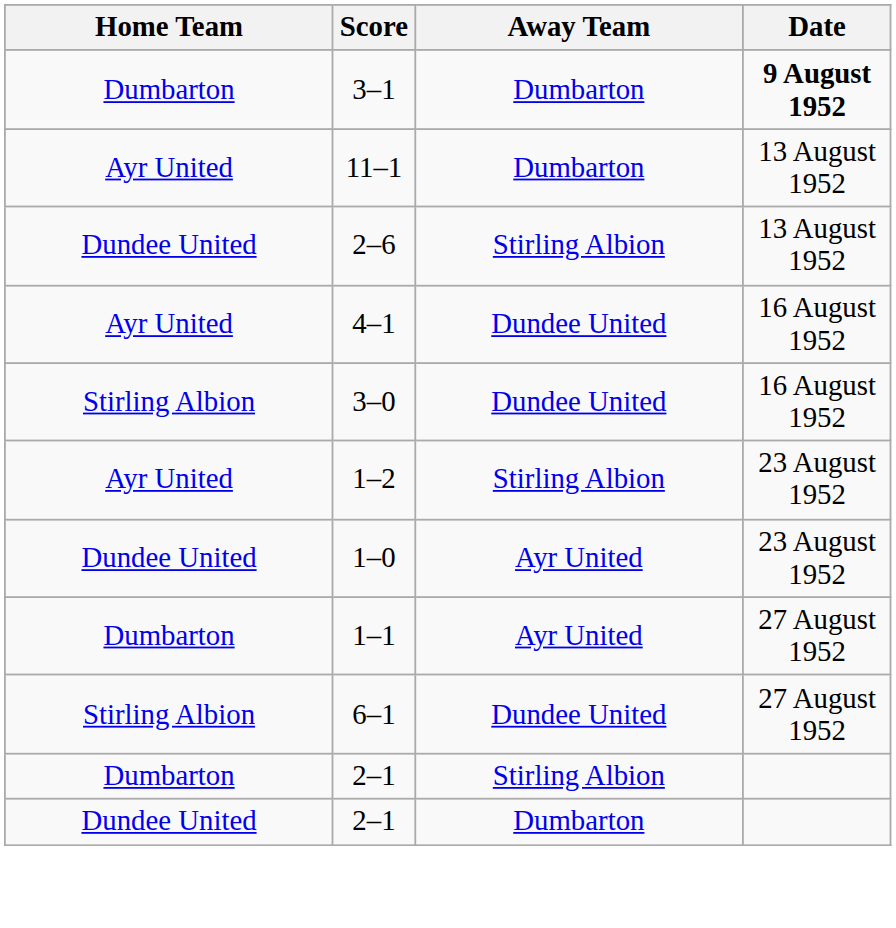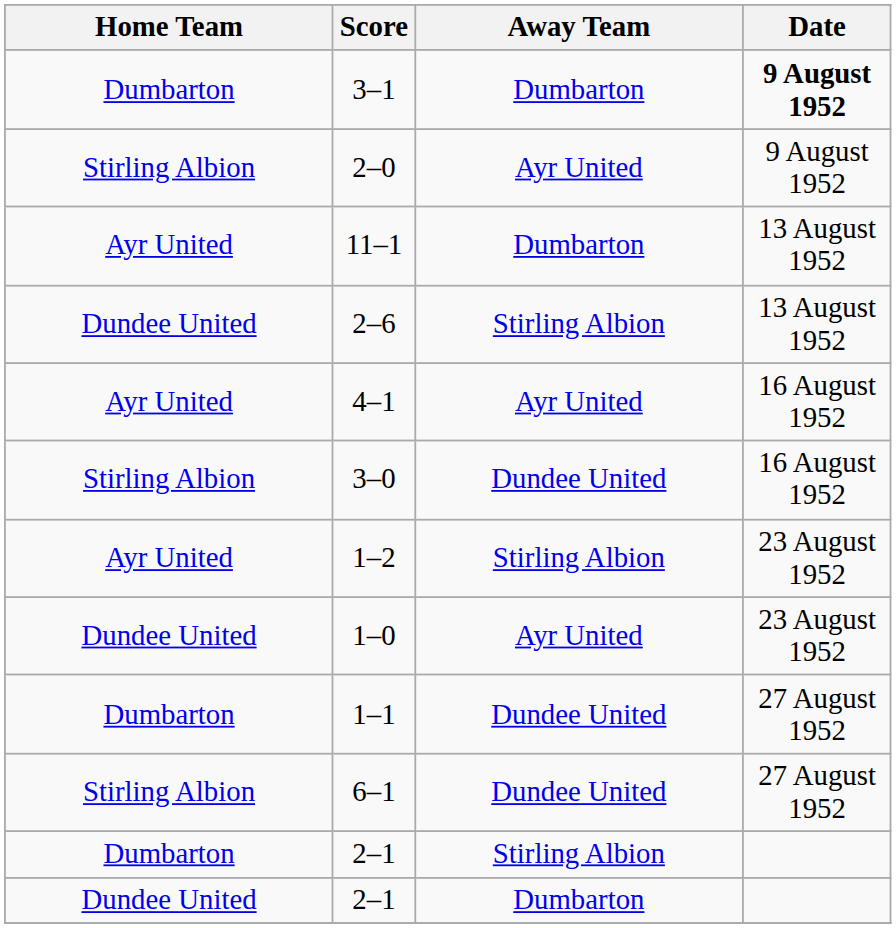+ row: (169, 167)
(579, 323) Dundee United -> (579, 401) Ayr United
(579, 635) Ayr United -> (579, 713) Dundee United
